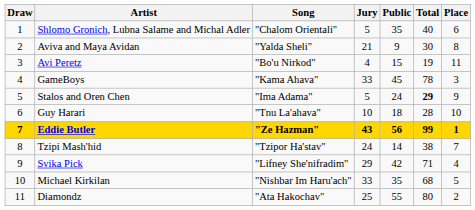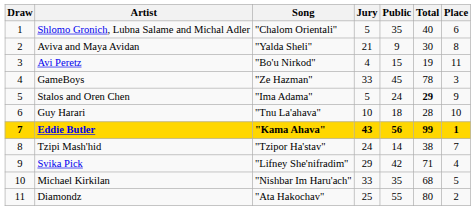(287, 79) "Kama Ahava" -> (284, 79) "Ze Hazman"
(287, 130) "Ze Hazman" -> (290, 130) "Kama Ahava"
